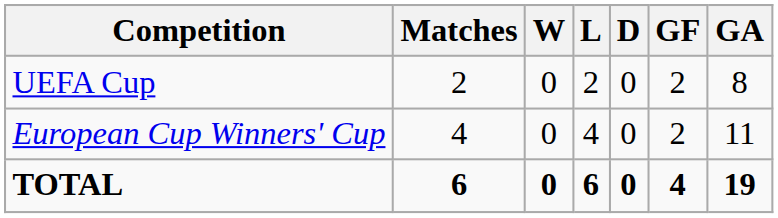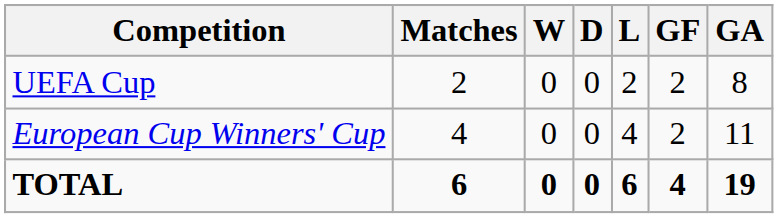columns swapped: (628, 30) <-> (591, 30)
